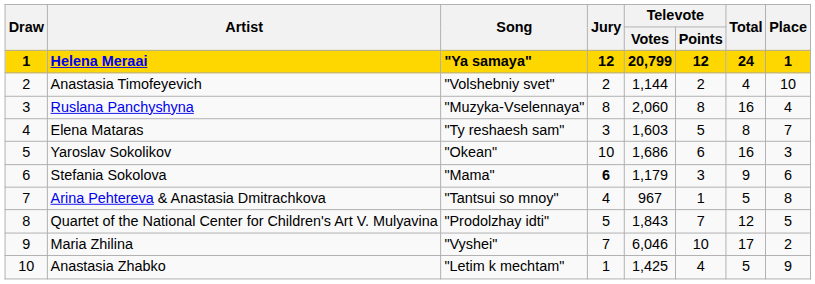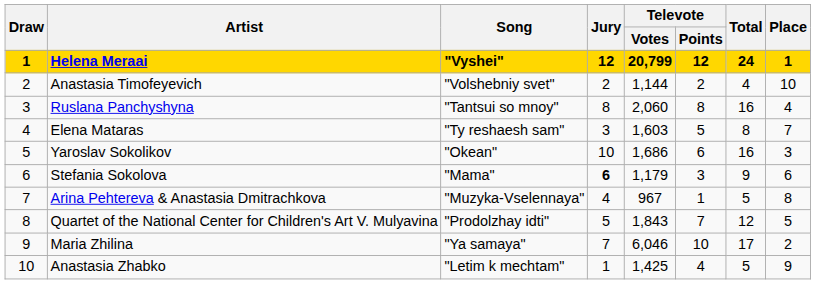(488, 61) "Ya samaya" -> (474, 61) "Vyshei"
(514, 107) "Muzyka-Vselennaya" -> (502, 107) "Tantsui so mnoy"
(502, 198) "Tantsui so mnoy" -> (514, 198) "Muzyka-Vselennaya"
(471, 244) "Vyshei" -> (485, 244) "Ya samaya"
